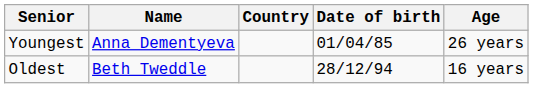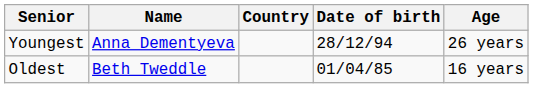(355, 43) 01/04/85 -> (355, 43) 28/12/94
(355, 69) 28/12/94 -> (355, 69) 01/04/85
